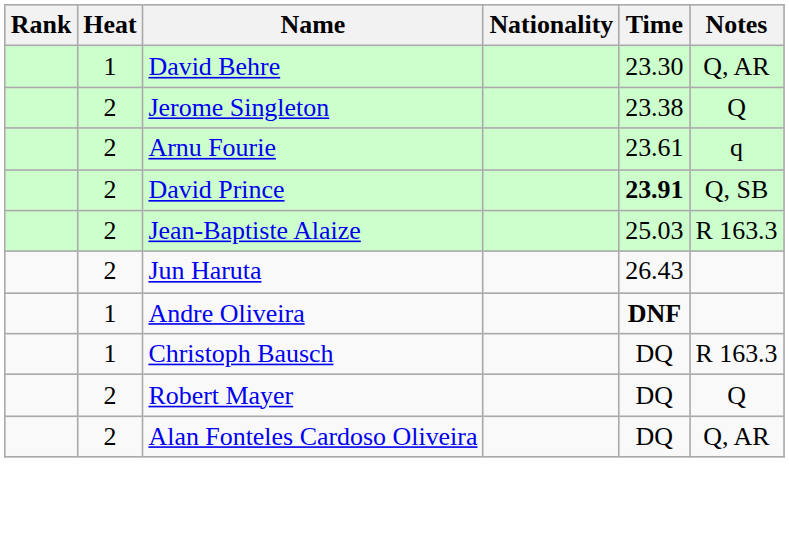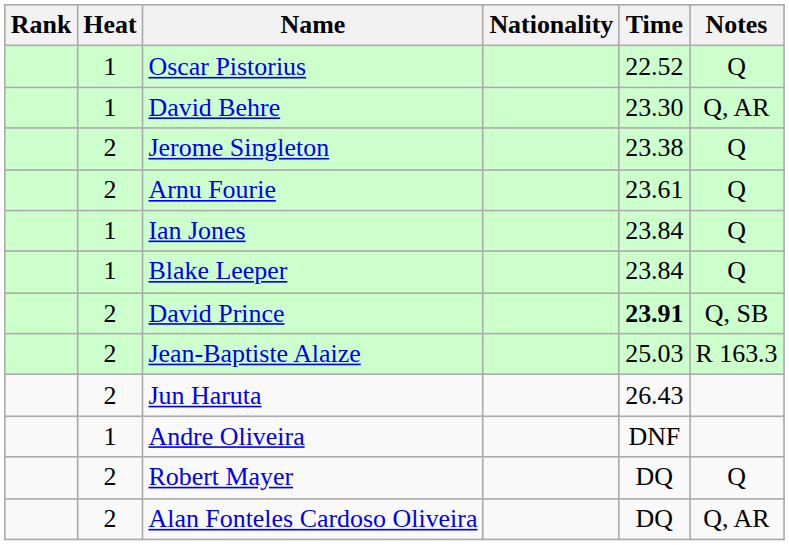+ row: (227, 66)
(736, 148) q -> (736, 189) Q
+ row: (197, 230)
+ row: (218, 271)
(654, 312) bold -> (654, 436) normal
- row: (241, 353)
